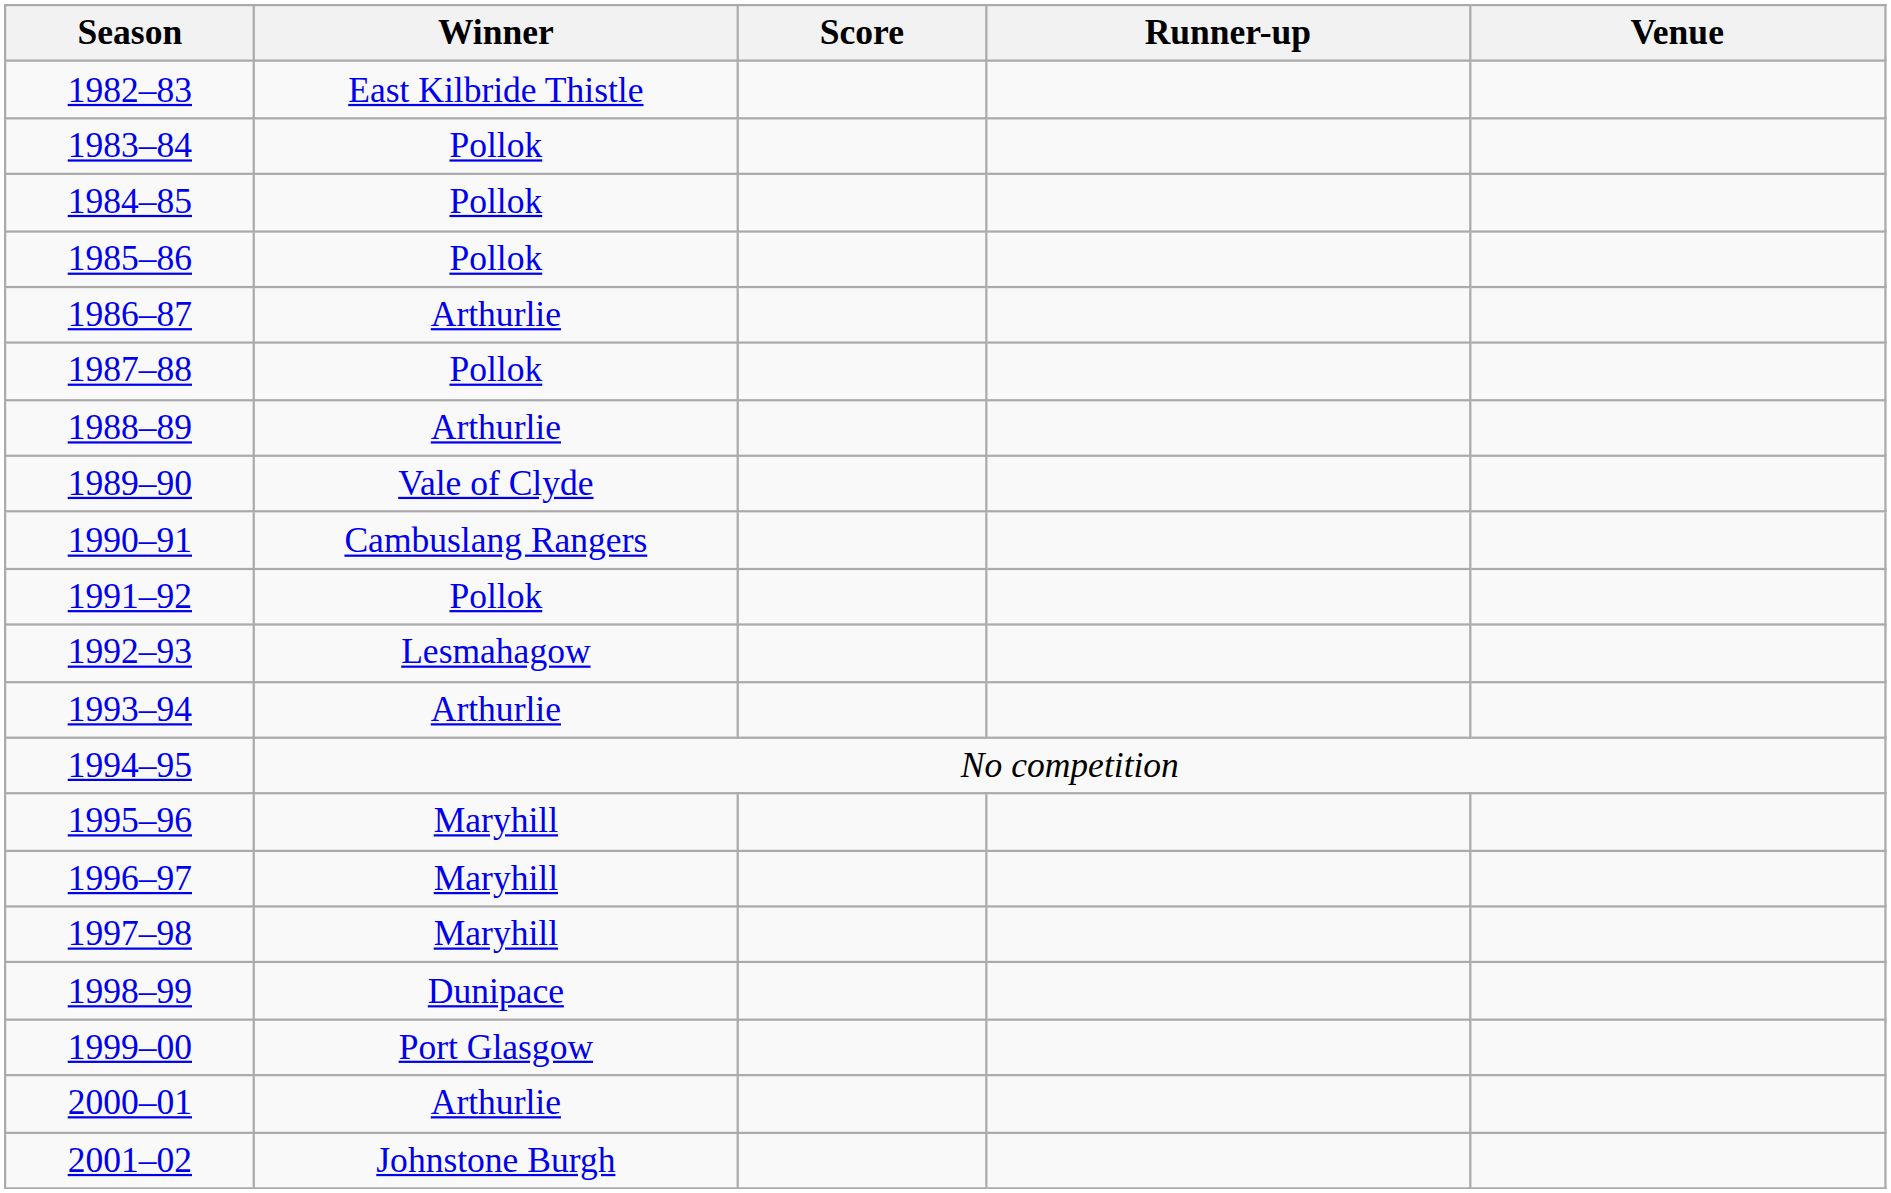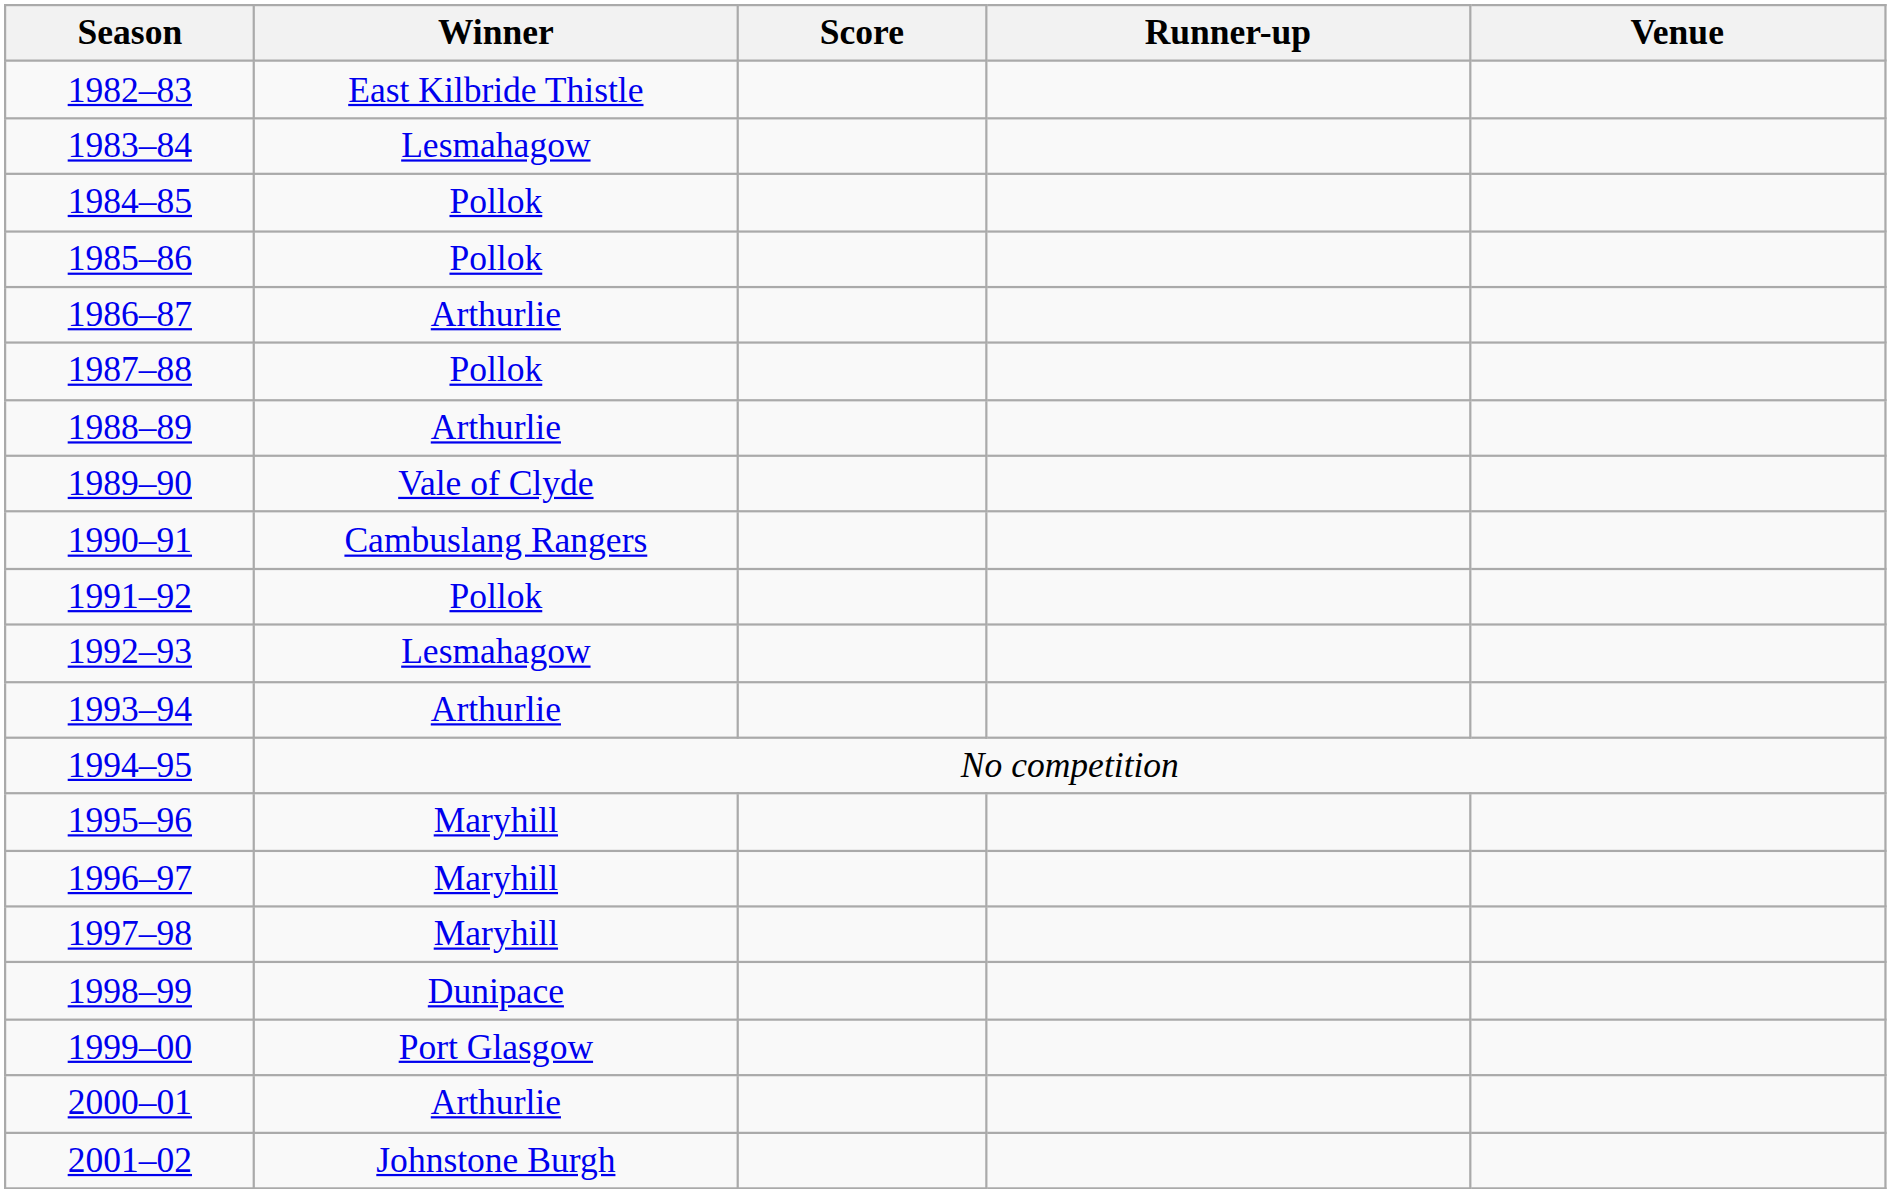(496, 145) Pollok -> (496, 145) Lesmahagow
